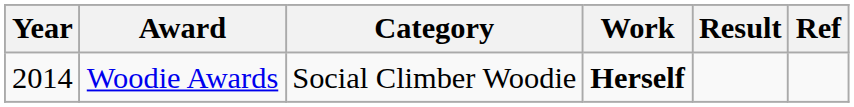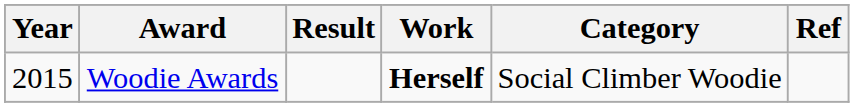columns swapped: (434, 28) <-> (740, 28)
(42, 76) 2014 -> (42, 76) 2015
